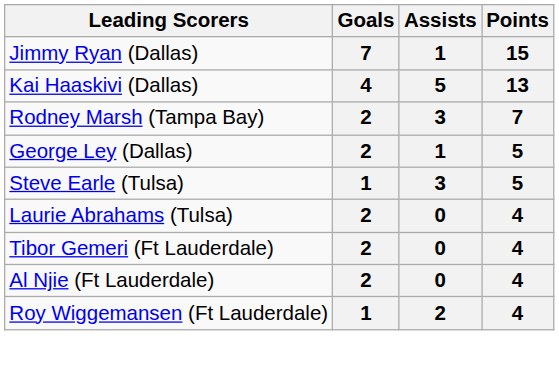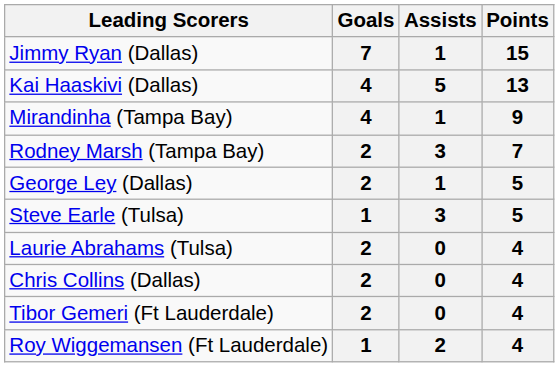+ row: (121, 118)
+ row: (105, 280)
- row: (112, 280)
